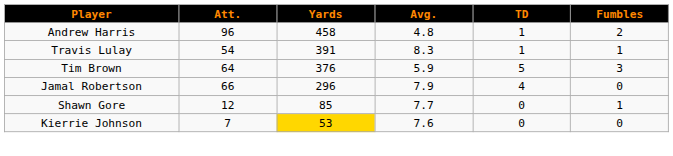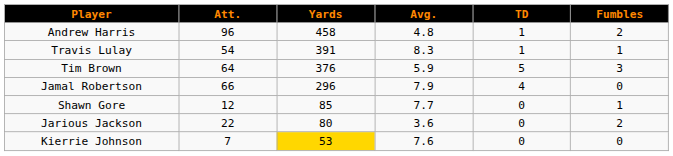+ row: (92, 123)
